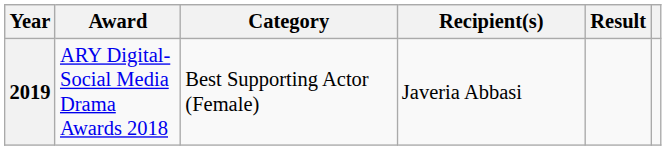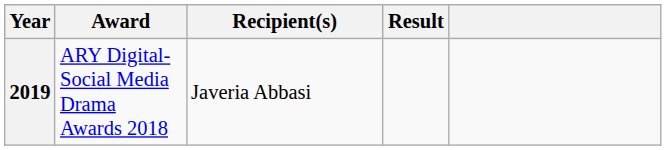- column: (289, 21)
